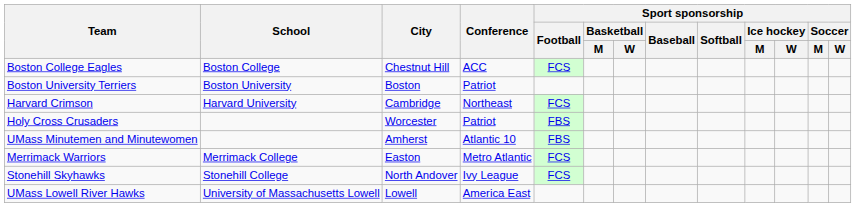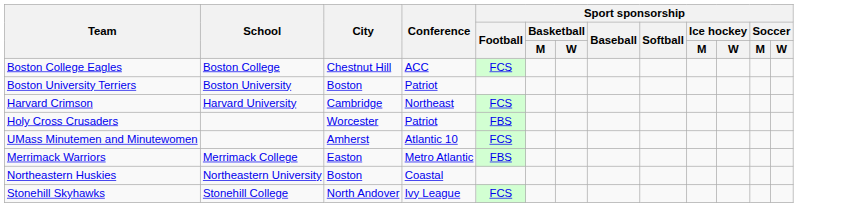(559, 139) FBS -> (501, 139) FCS
(559, 157) FCS -> (501, 157) FBS
+ row: (62, 175)
- row: (76, 193)
